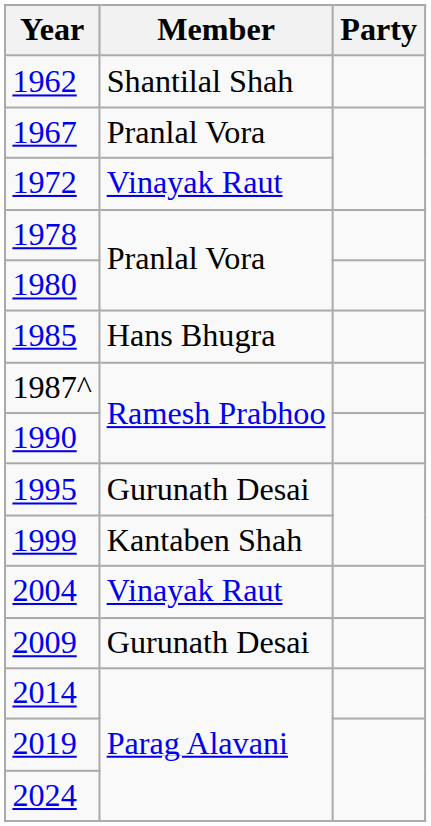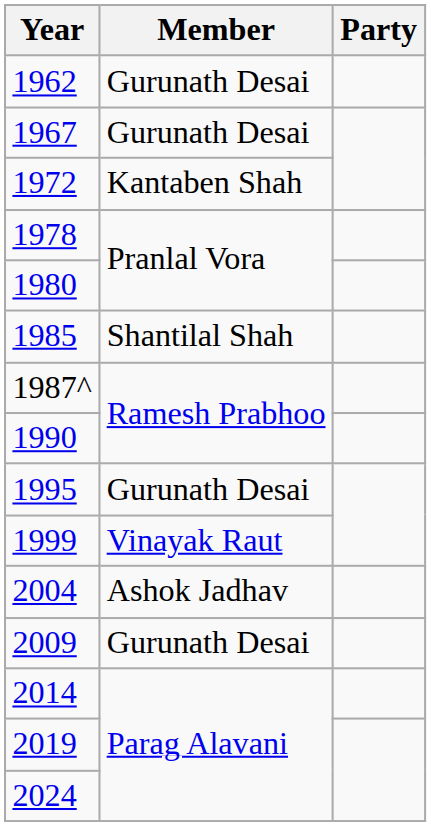(200, 81) Shantilal Shah -> (208, 81) Gurunath Desai
(186, 132) Pranlal Vora -> (208, 132) Gurunath Desai
(195, 183) Vinayak Raut -> (204, 183) Kantaben Shah
(191, 336) Hans Bhugra -> (200, 336) Shantilal Shah
(204, 540) Kantaben Shah -> (195, 540) Vinayak Raut
(195, 591) Vinayak Raut -> (197, 591) Ashok Jadhav
